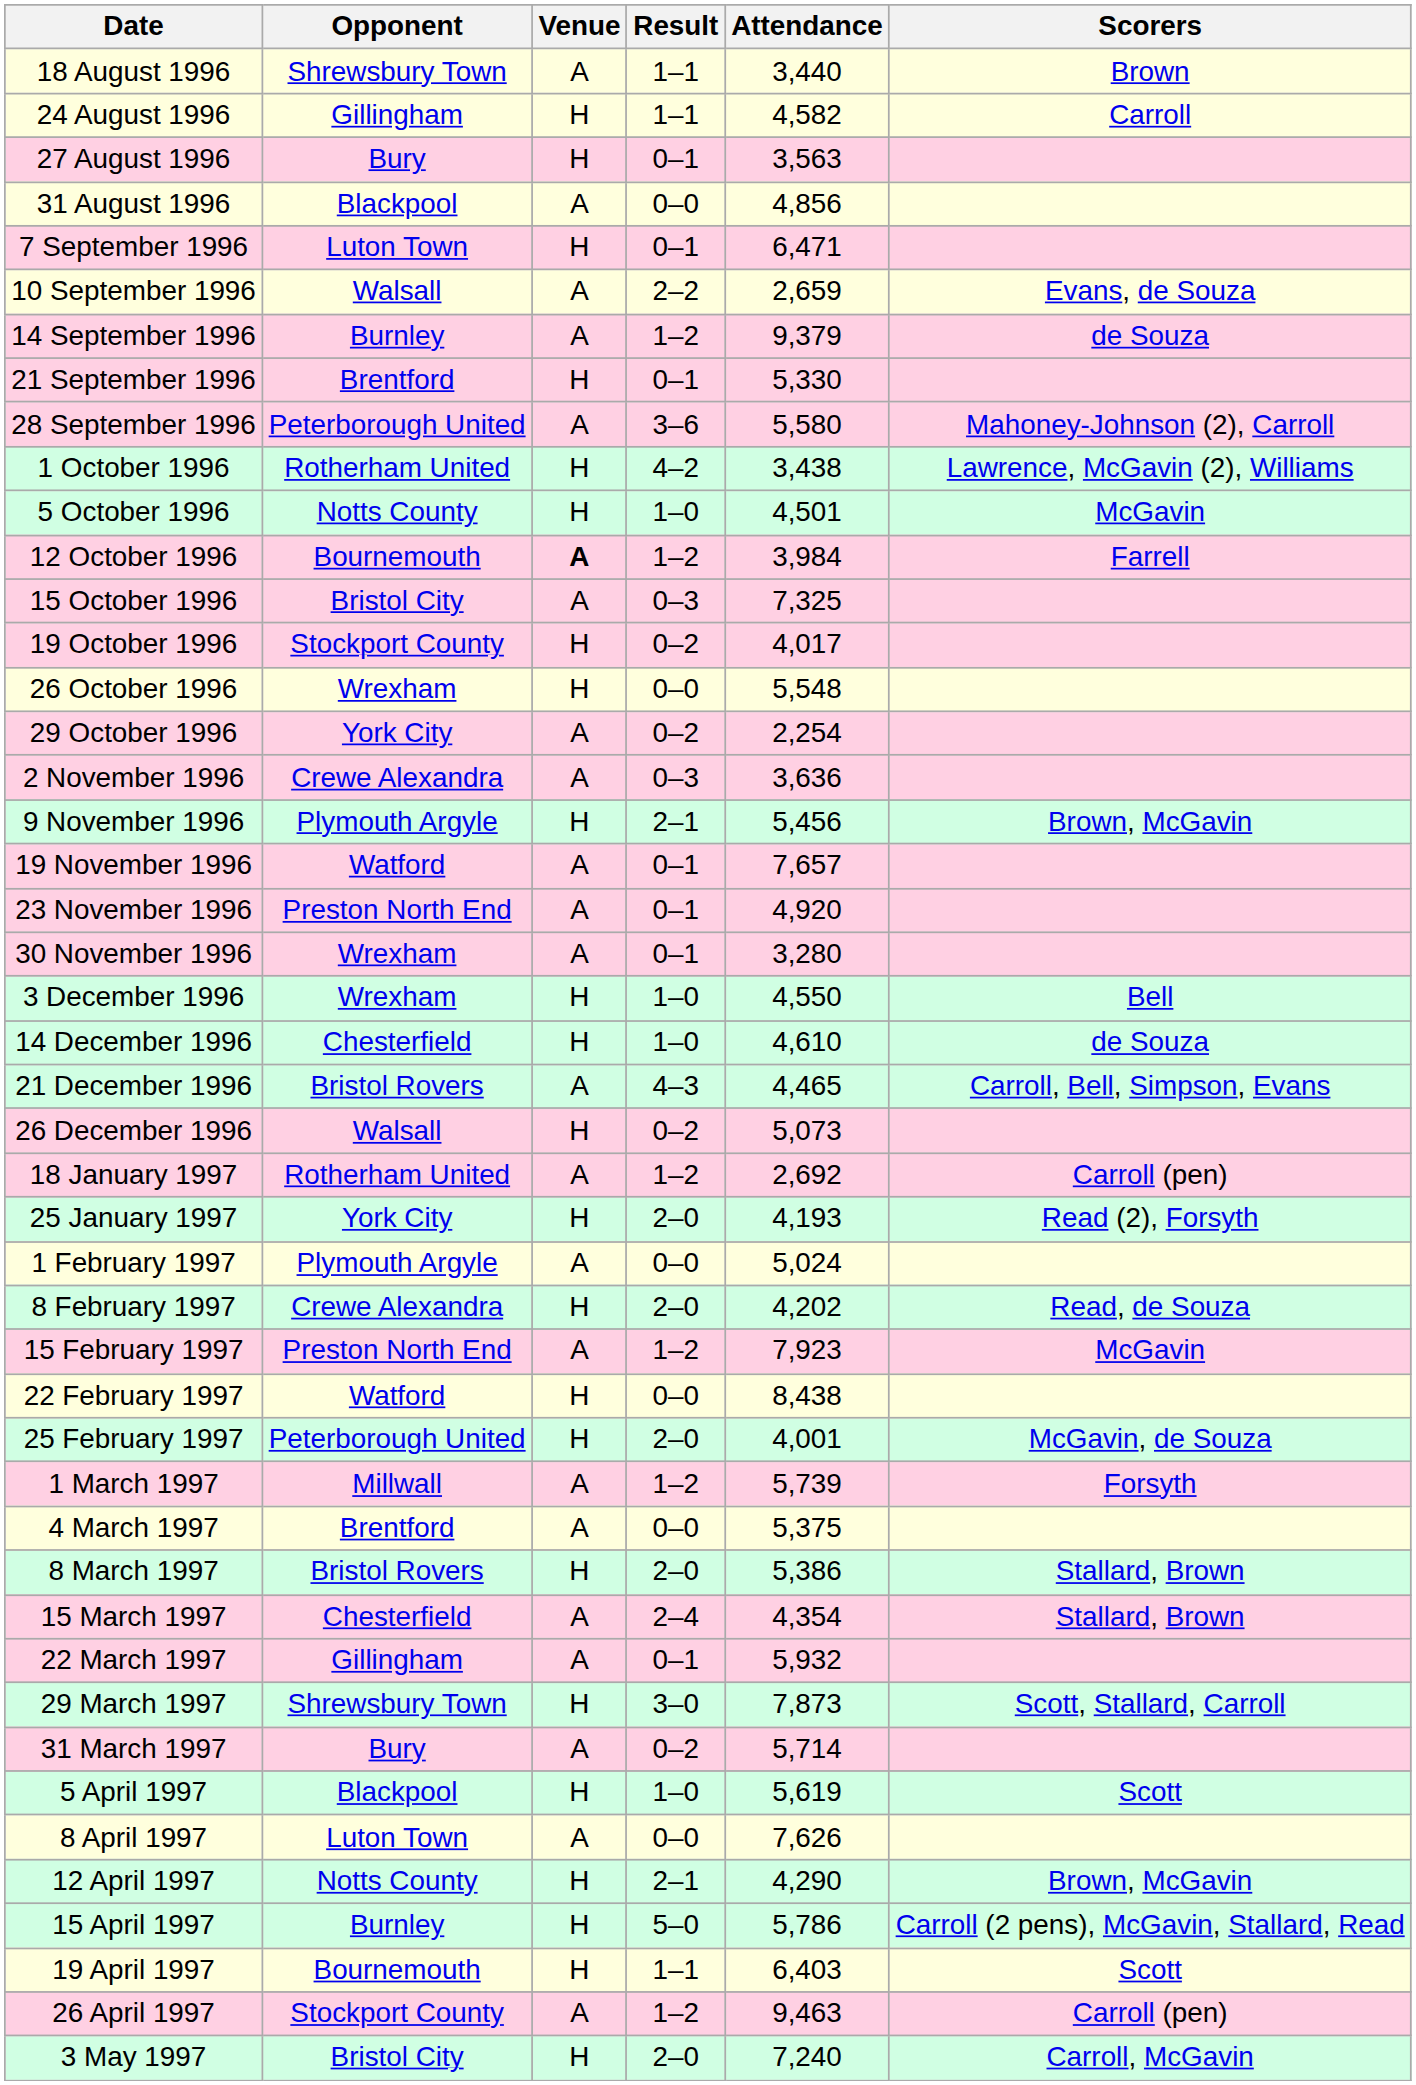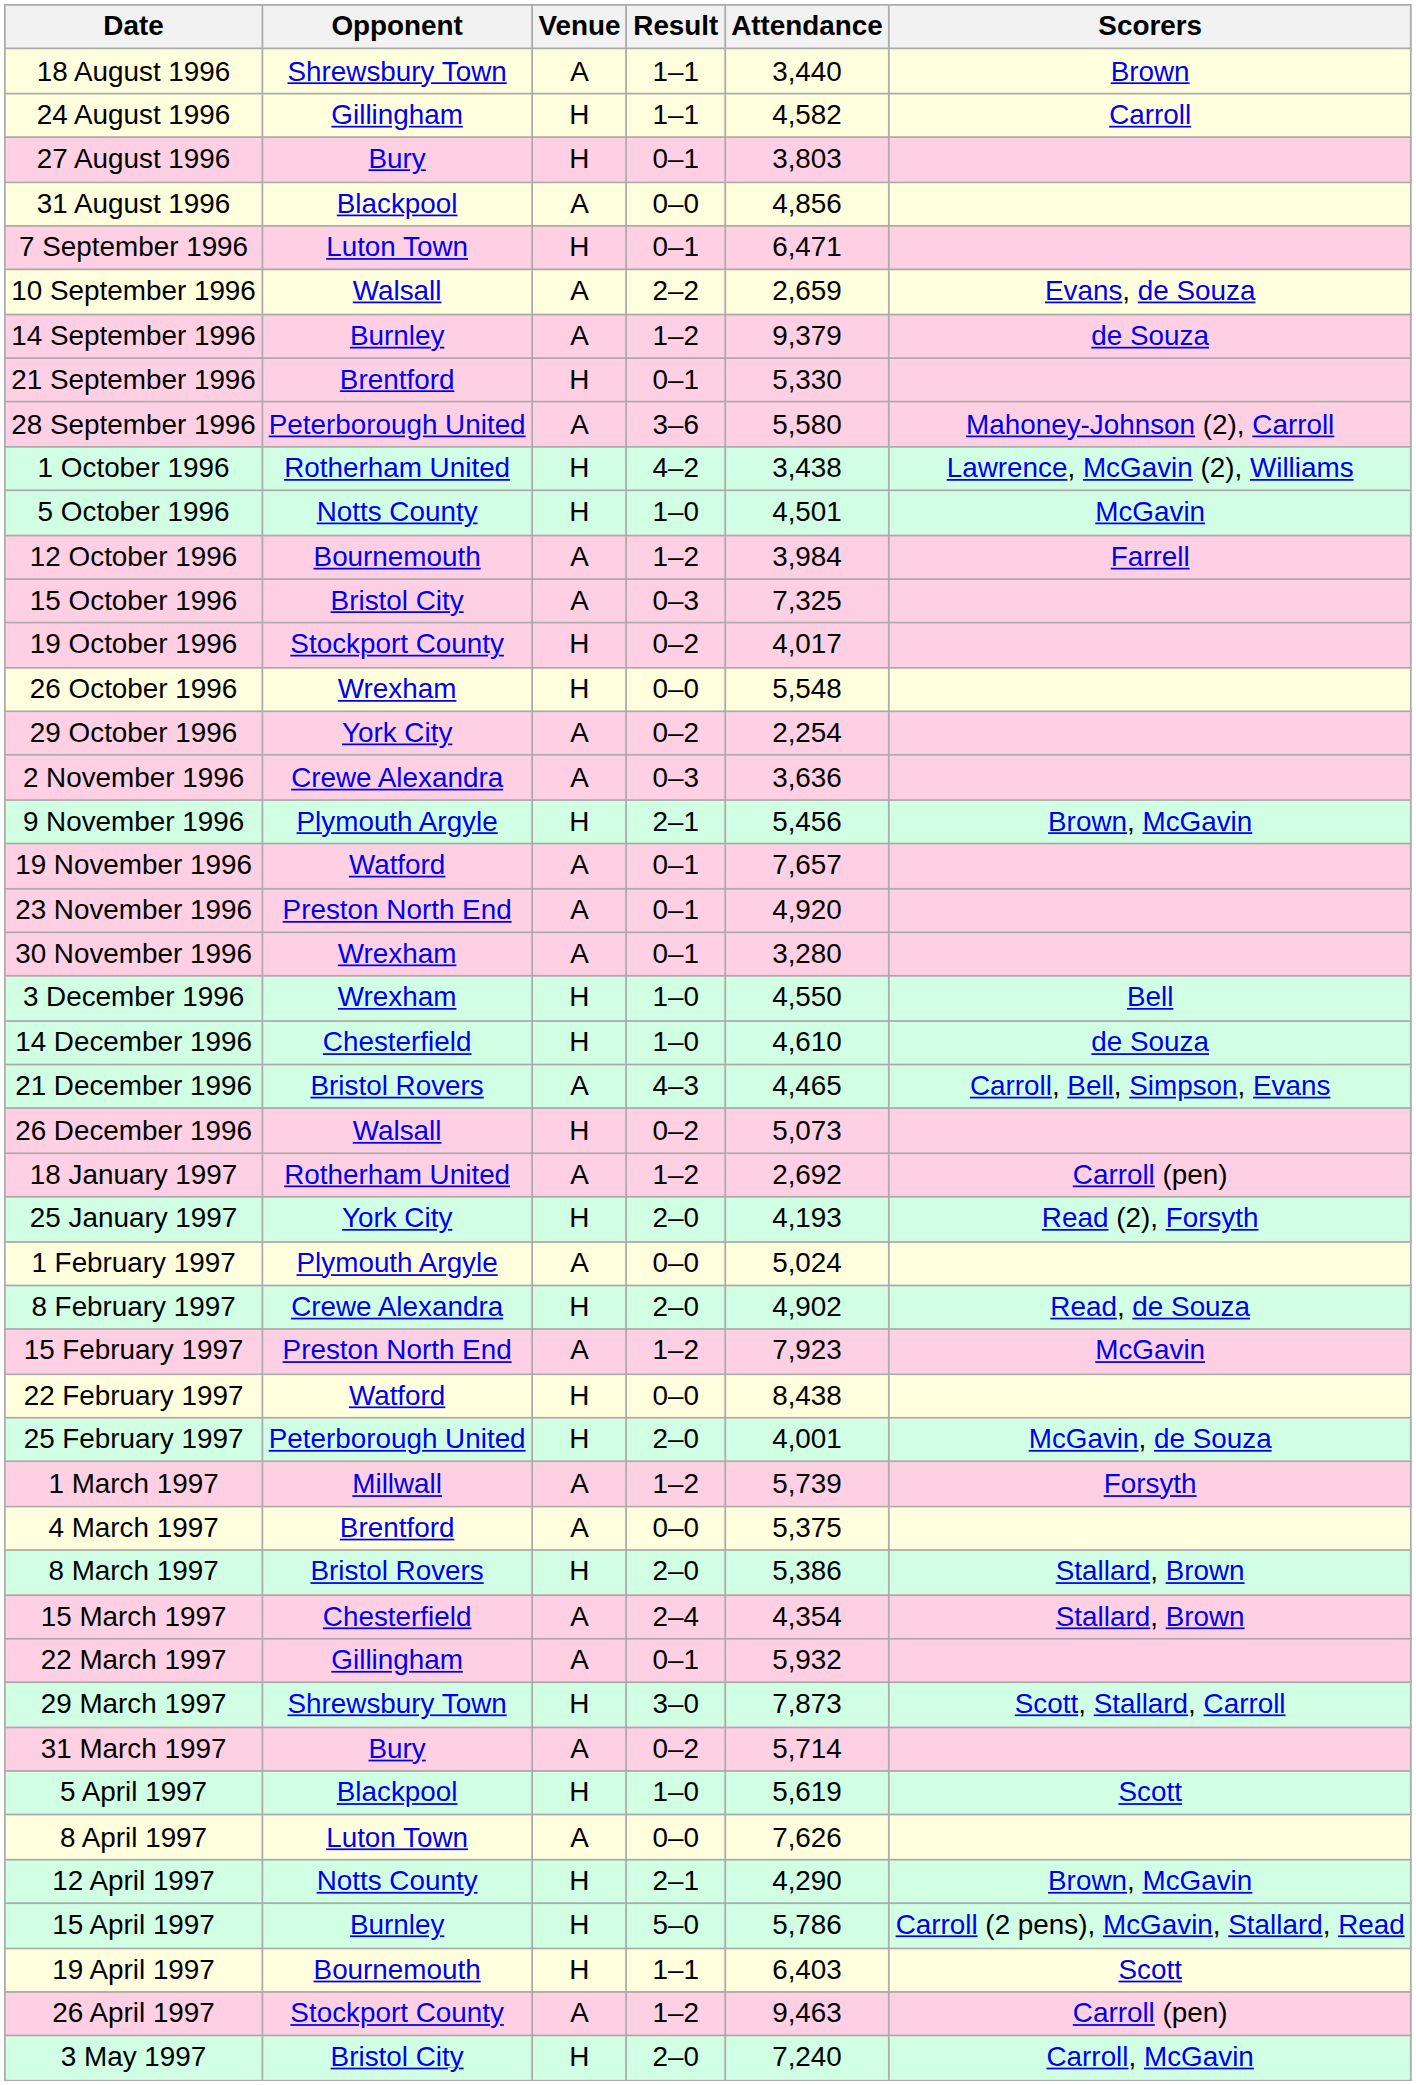(807, 159) 3,563 -> (807, 159) 3,803
(579, 556) bold -> (579, 556) normal
(807, 1306) 4,202 -> (807, 1306) 4,902
